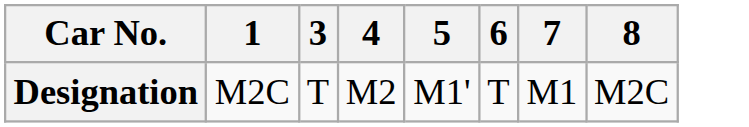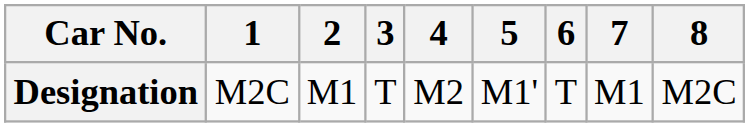+ column: (332, 33)
